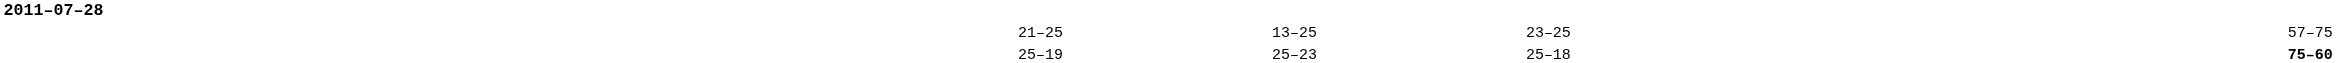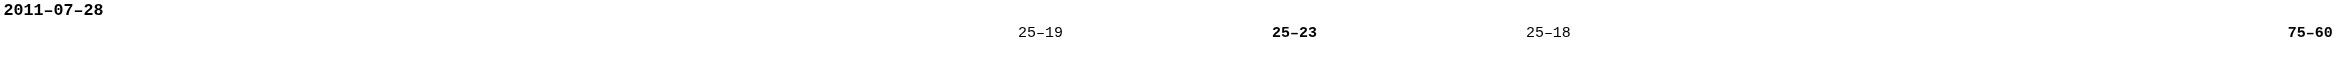- row: (1041, 33)
(1294, 55) normal -> (1294, 33) bold
